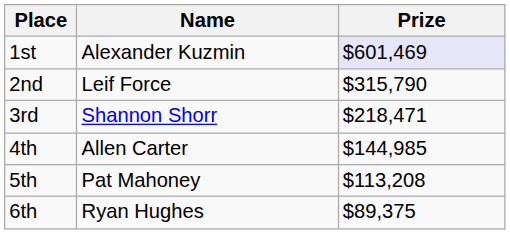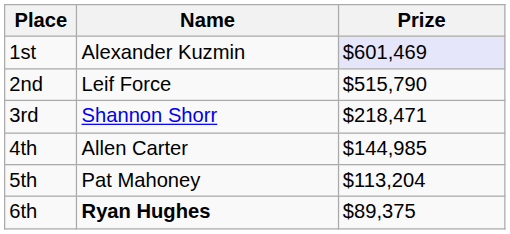(385, 84) $315,790 -> (385, 84) $515,790
(384, 180) $113,208 -> (384, 180) $113,204
(143, 212) normal -> (146, 212) bold
